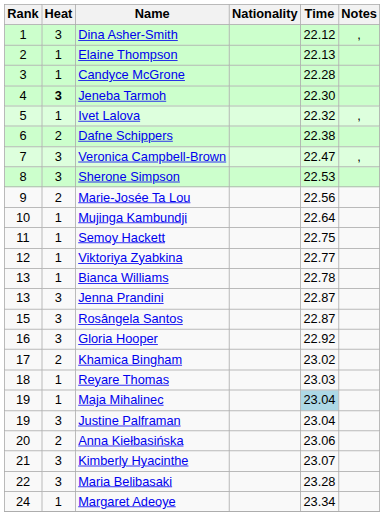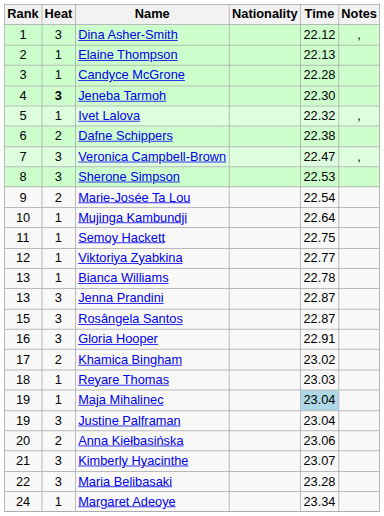(319, 197) 22.56 -> (319, 197) 22.54
(319, 339) 22.92 -> (319, 339) 22.91
